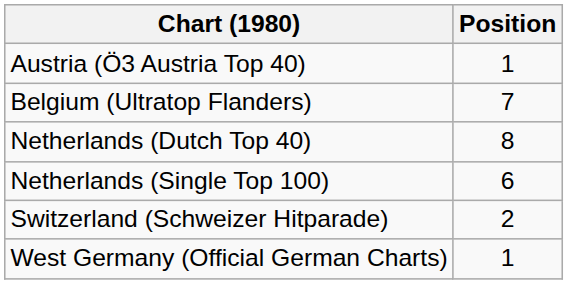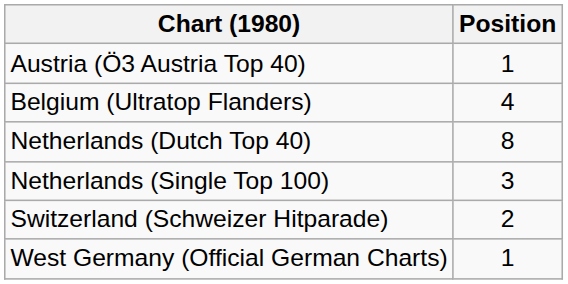(508, 102) 7 -> (508, 102) 4
(508, 180) 6 -> (508, 180) 3
